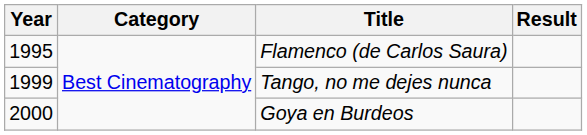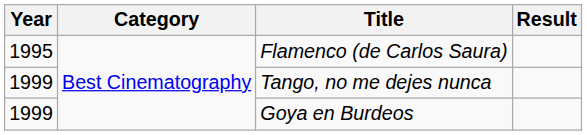(31, 113) 2000 -> (31, 113) 1999
